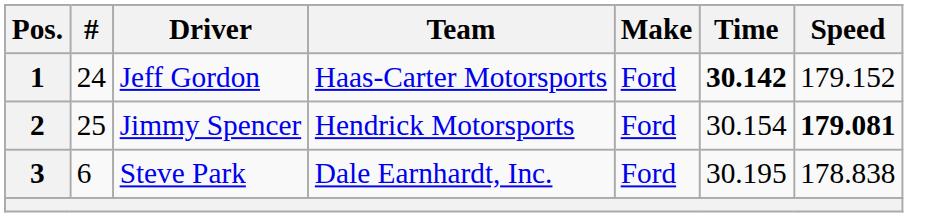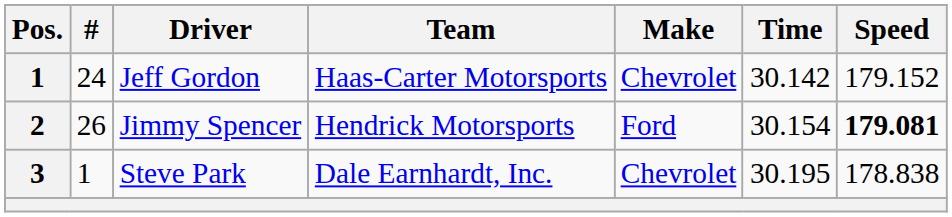(648, 77) Ford -> (678, 77) Chevrolet
(746, 77) bold -> (790, 77) normal
(91, 125) 25 -> (91, 125) 26
(84, 173) 6 -> (84, 173) 1
(648, 173) Ford -> (678, 173) Chevrolet
